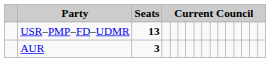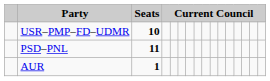(154, 31) 13 -> (154, 31) 10
+ row: (44, 48)
(157, 48) 3 -> (157, 66) 1
